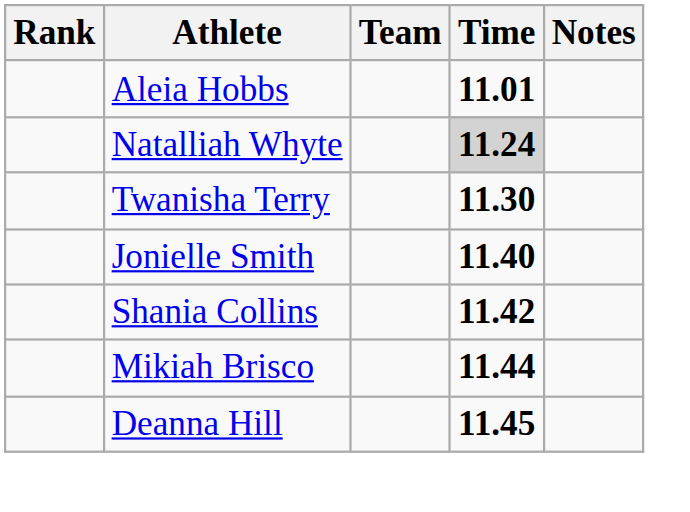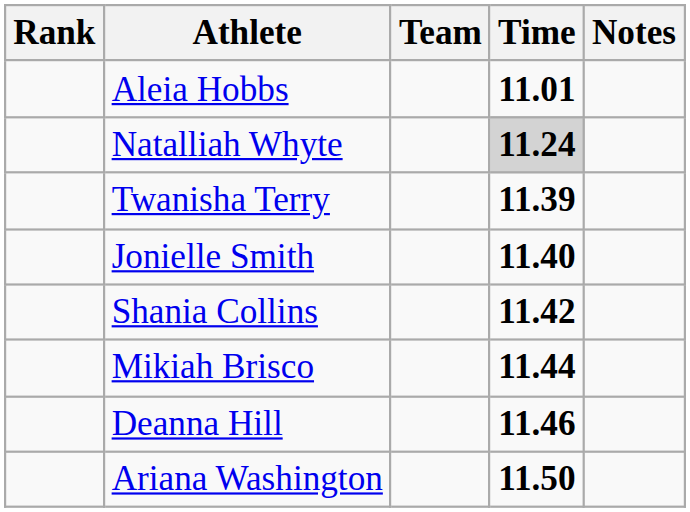(497, 199) 11.30 -> (537, 199) 11.39
(497, 423) 11.45 -> (537, 423) 11.46
+ row: (247, 479)
